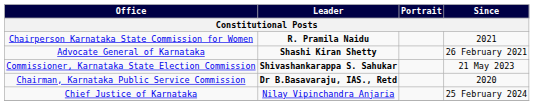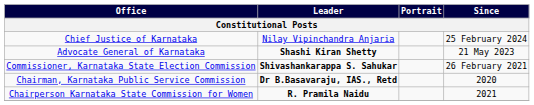rows swapped: (131, 94) <-> (131, 39)
(486, 53) 26 February 2021 -> (486, 53) 21 May 2023
(486, 66) 21 May 2023 -> (486, 66) 26 February 2021
